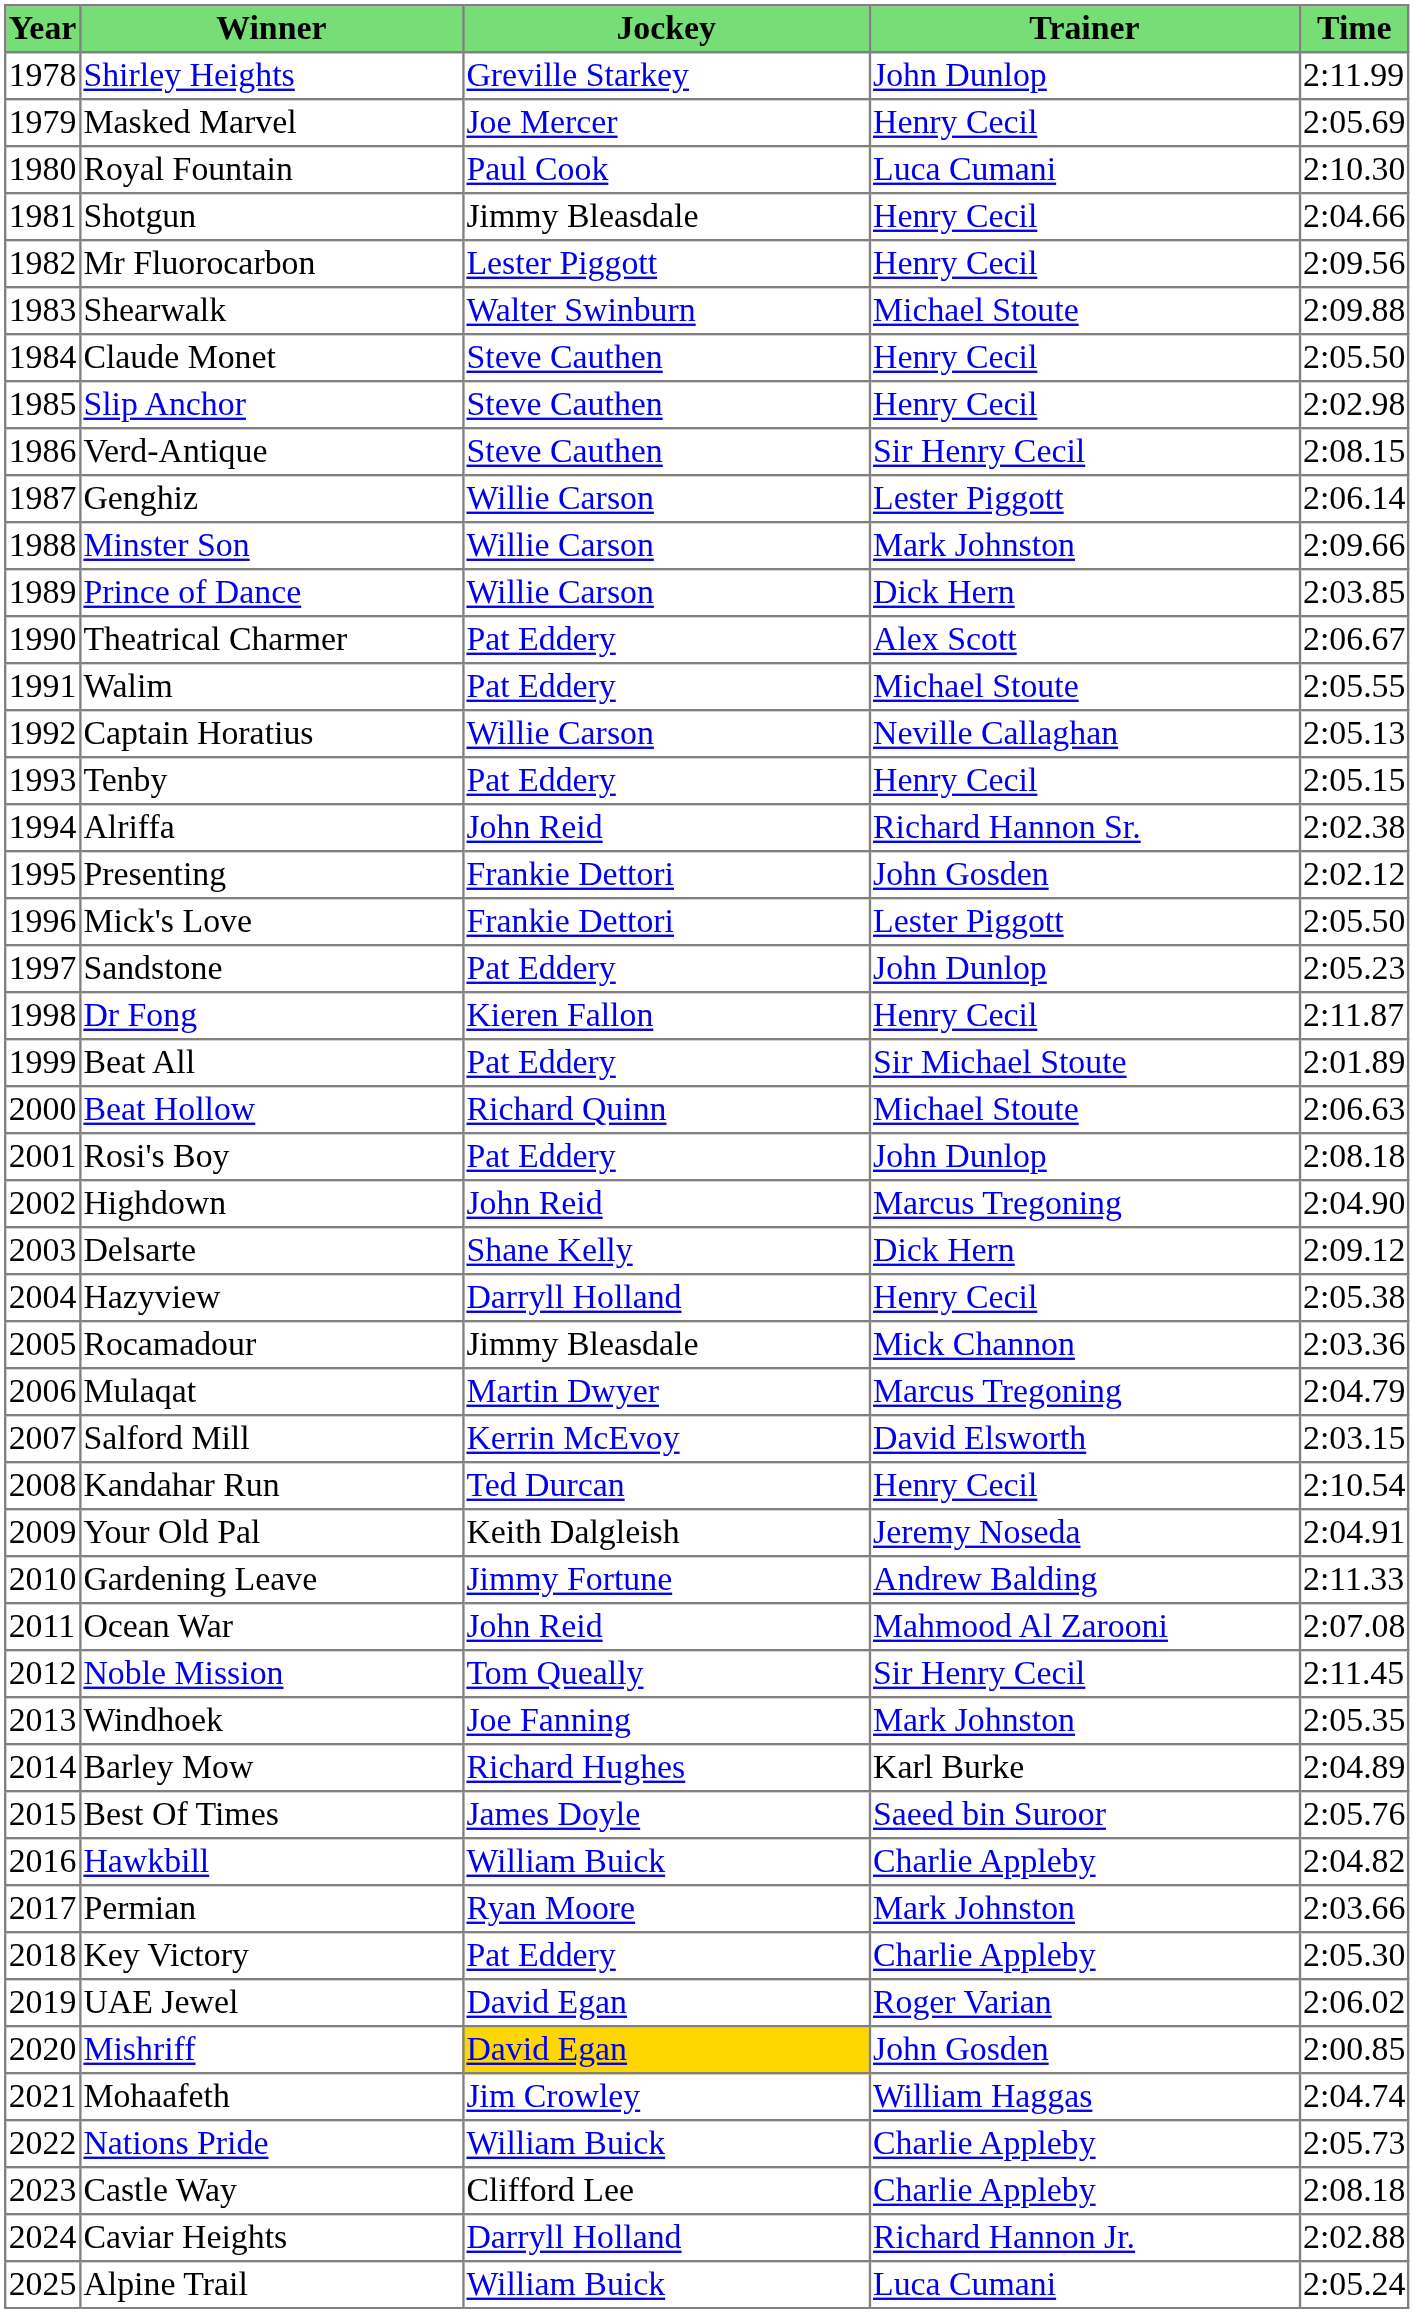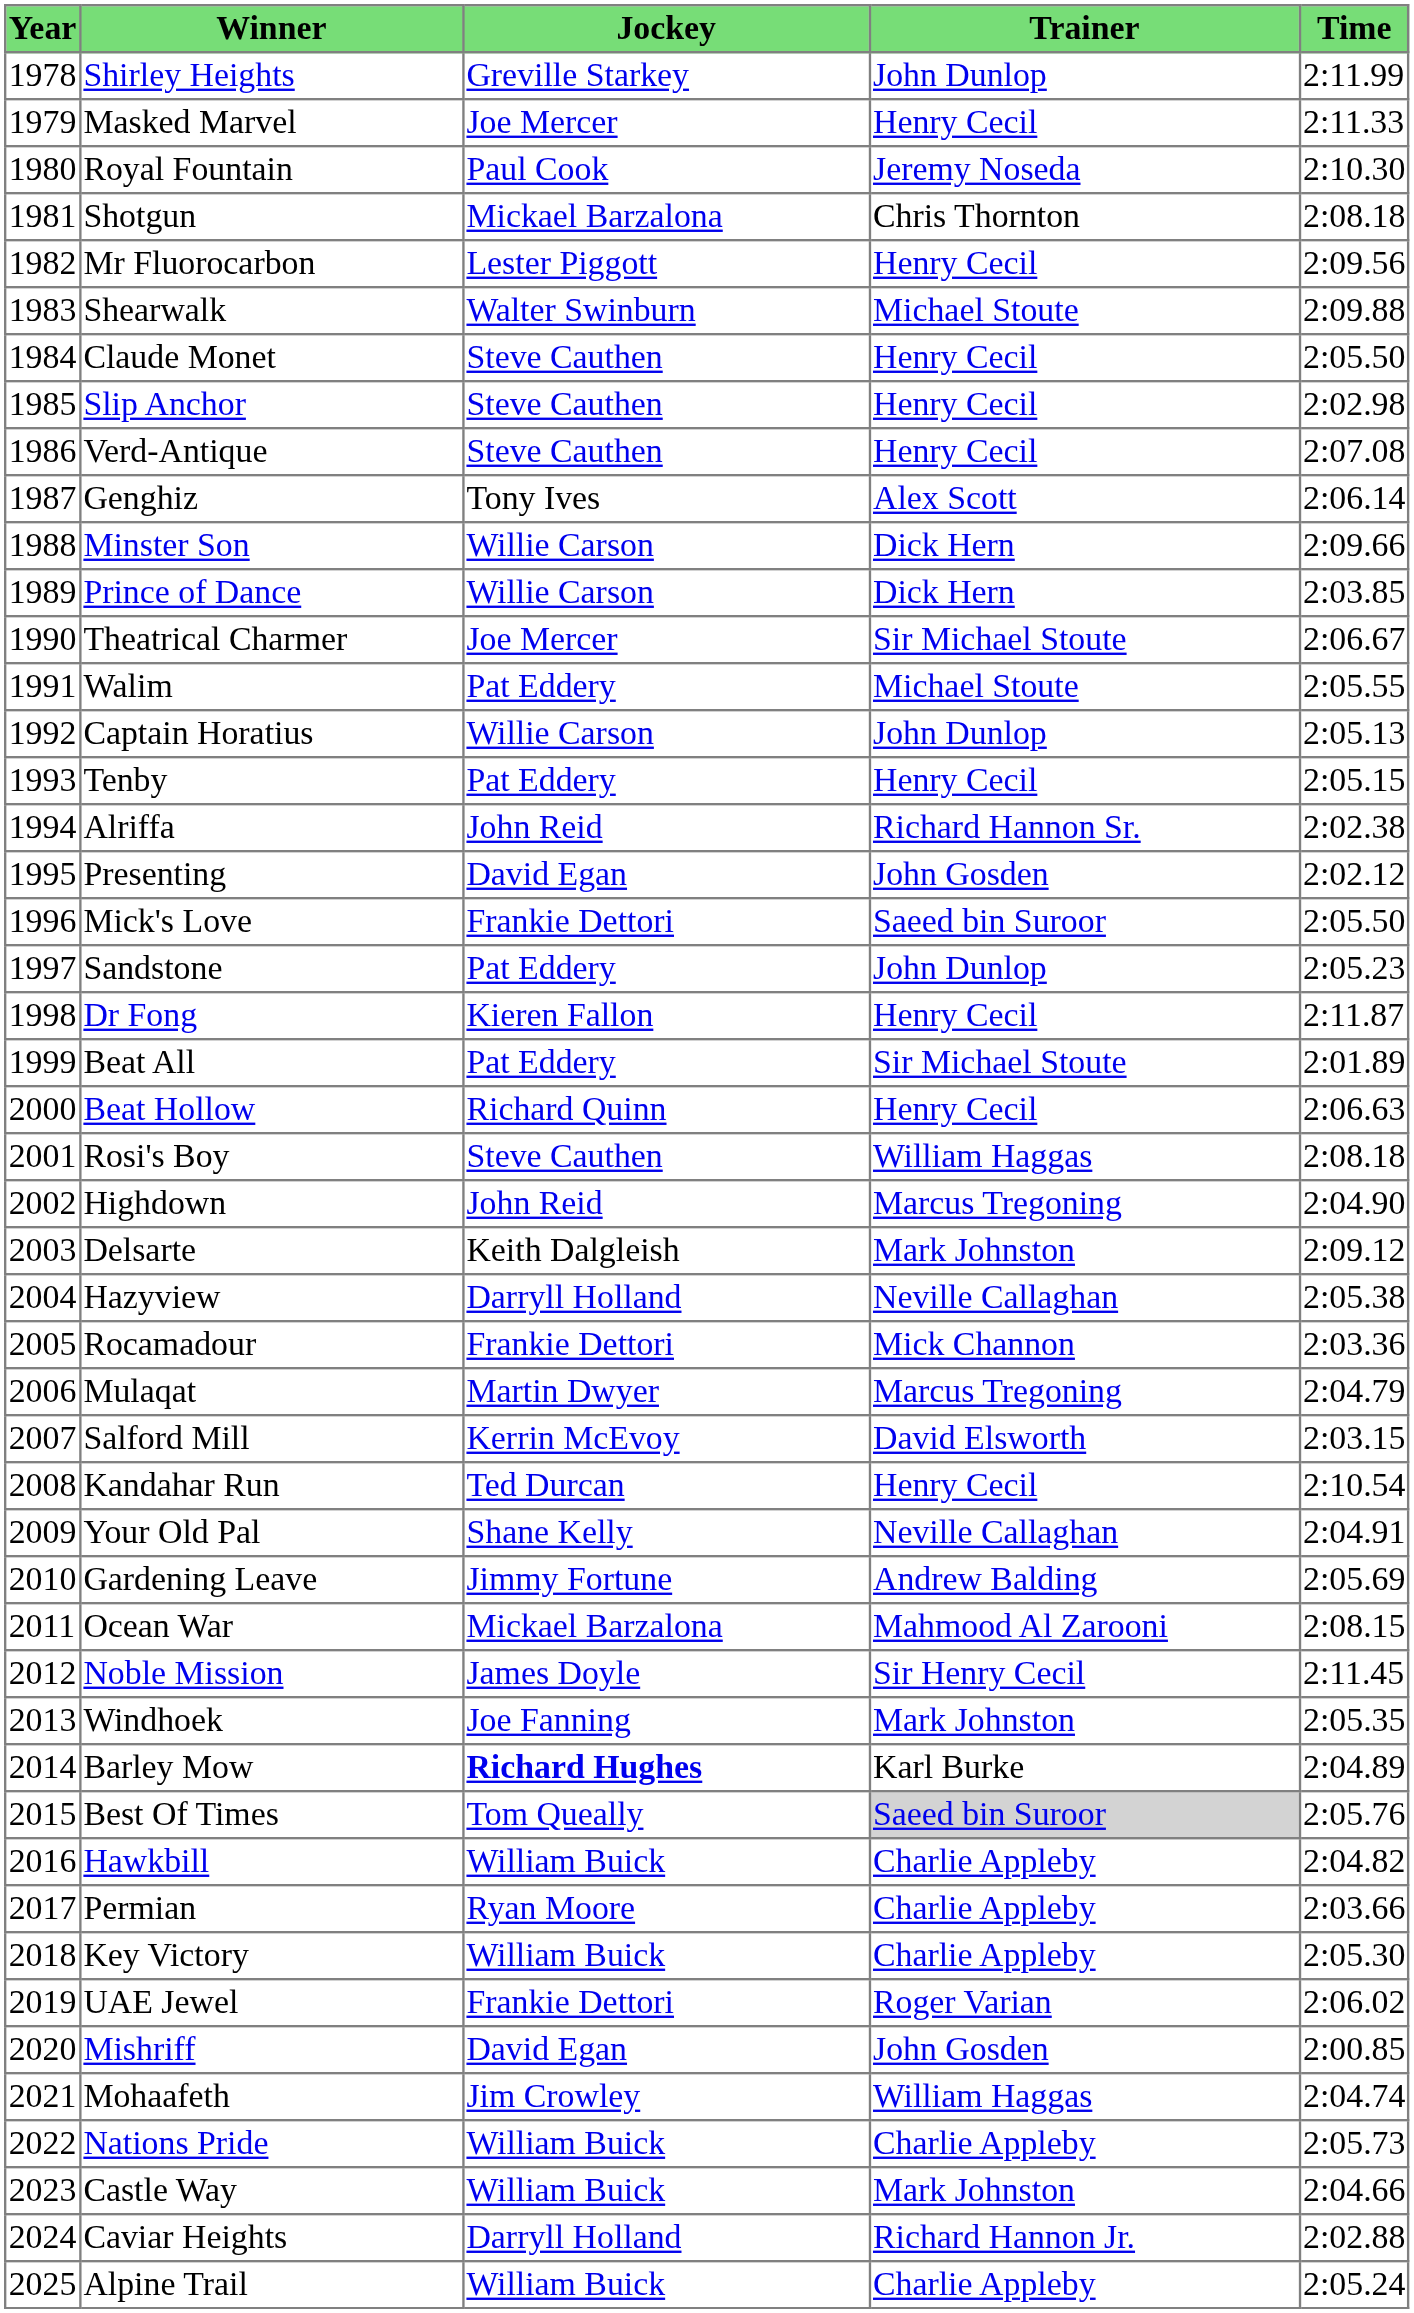(1354, 121) 2:05.69 -> (1354, 121) 2:11.33
(965, 168) Luca Cumani -> (977, 168) Jeremy Noseda
(582, 215) Jimmy Bleasdale -> (595, 215) Mickael Barzalona
(955, 215) Henry Cecil -> (976, 215) Chris Thornton
(1354, 215) 2:04.66 -> (1354, 215) 2:08.18
(979, 450) Sir Henry Cecil -> (955, 450) Henry Cecil
(1354, 450) 2:08.15 -> (1354, 450) 2:07.08
(560, 497) Willie Carson -> (533, 497) Tony Ives
(968, 497) Lester Piggott -> (945, 497) Alex Scott
(974, 544) Mark Johnston -> (944, 544) Dick Hern
(541, 638) Pat Eddery -> (542, 638) Joe Mercer
(945, 638) Alex Scott -> (1000, 638) Sir Michael Stoute
(996, 732) Neville Callaghan -> (960, 732) John Dunlop
(570, 873) Frankie Dettori -> (547, 873) David Egan
(968, 920) Lester Piggott -> (989, 920) Saeed bin Suroor
(976, 1108) Michael Stoute -> (955, 1108) Henry Cecil
(541, 1155) Pat Eddery -> (565, 1155) Steve Cauthen
(960, 1155) John Dunlop -> (983, 1155) William Haggas
(550, 1249) Shane Kelly -> (573, 1249) Keith Dalgleish
(944, 1249) Dick Hern -> (974, 1249) Mark Johnston
(955, 1296) Henry Cecil -> (996, 1296) Neville Callaghan
(582, 1343) Jimmy Bleasdale -> (570, 1343) Frankie Dettori
(573, 1531) Keith Dalgleish -> (550, 1531) Shane Kelly
(977, 1531) Jeremy Noseda -> (996, 1531) Neville Callaghan
(1354, 1578) 2:11.33 -> (1354, 1578) 2:05.69
(535, 1625) John Reid -> (595, 1625) Mickael Barzalona
(1354, 1625) 2:07.08 -> (1354, 1625) 2:08.15
(555, 1672) Tom Queally -> (553, 1672) James Doyle
(576, 1766) normal -> (584, 1766) bold
(553, 1813) James Doyle -> (555, 1813) Tom Queally
(989, 1813) no background -> (989, 1813) lightgrey background
(974, 1907) Mark Johnston -> (984, 1907) Charlie Appleby
(541, 1954) Pat Eddery -> (566, 1954) William Buick
(547, 2001) David Egan -> (570, 2001) Frankie Dettori
(547, 2048) gold background -> (547, 2048) no background
(550, 2189) Clifford Lee -> (566, 2189) William Buick
(984, 2189) Charlie Appleby -> (974, 2189) Mark Johnston
(1354, 2189) 2:08.18 -> (1354, 2189) 2:04.66
(965, 2283) Luca Cumani -> (984, 2283) Charlie Appleby
